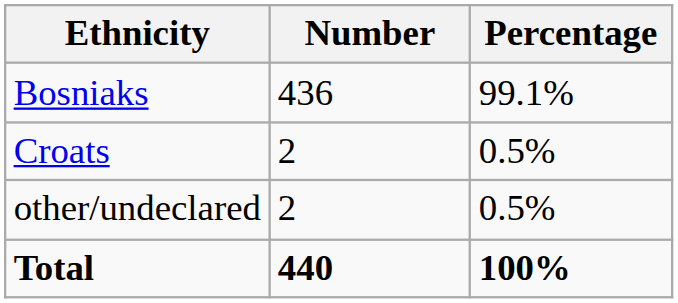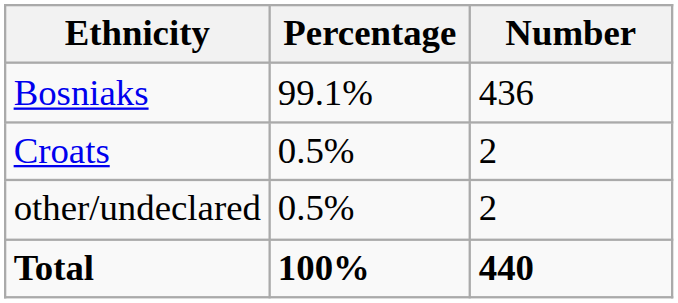columns swapped: (370, 33) <-> (571, 33)
